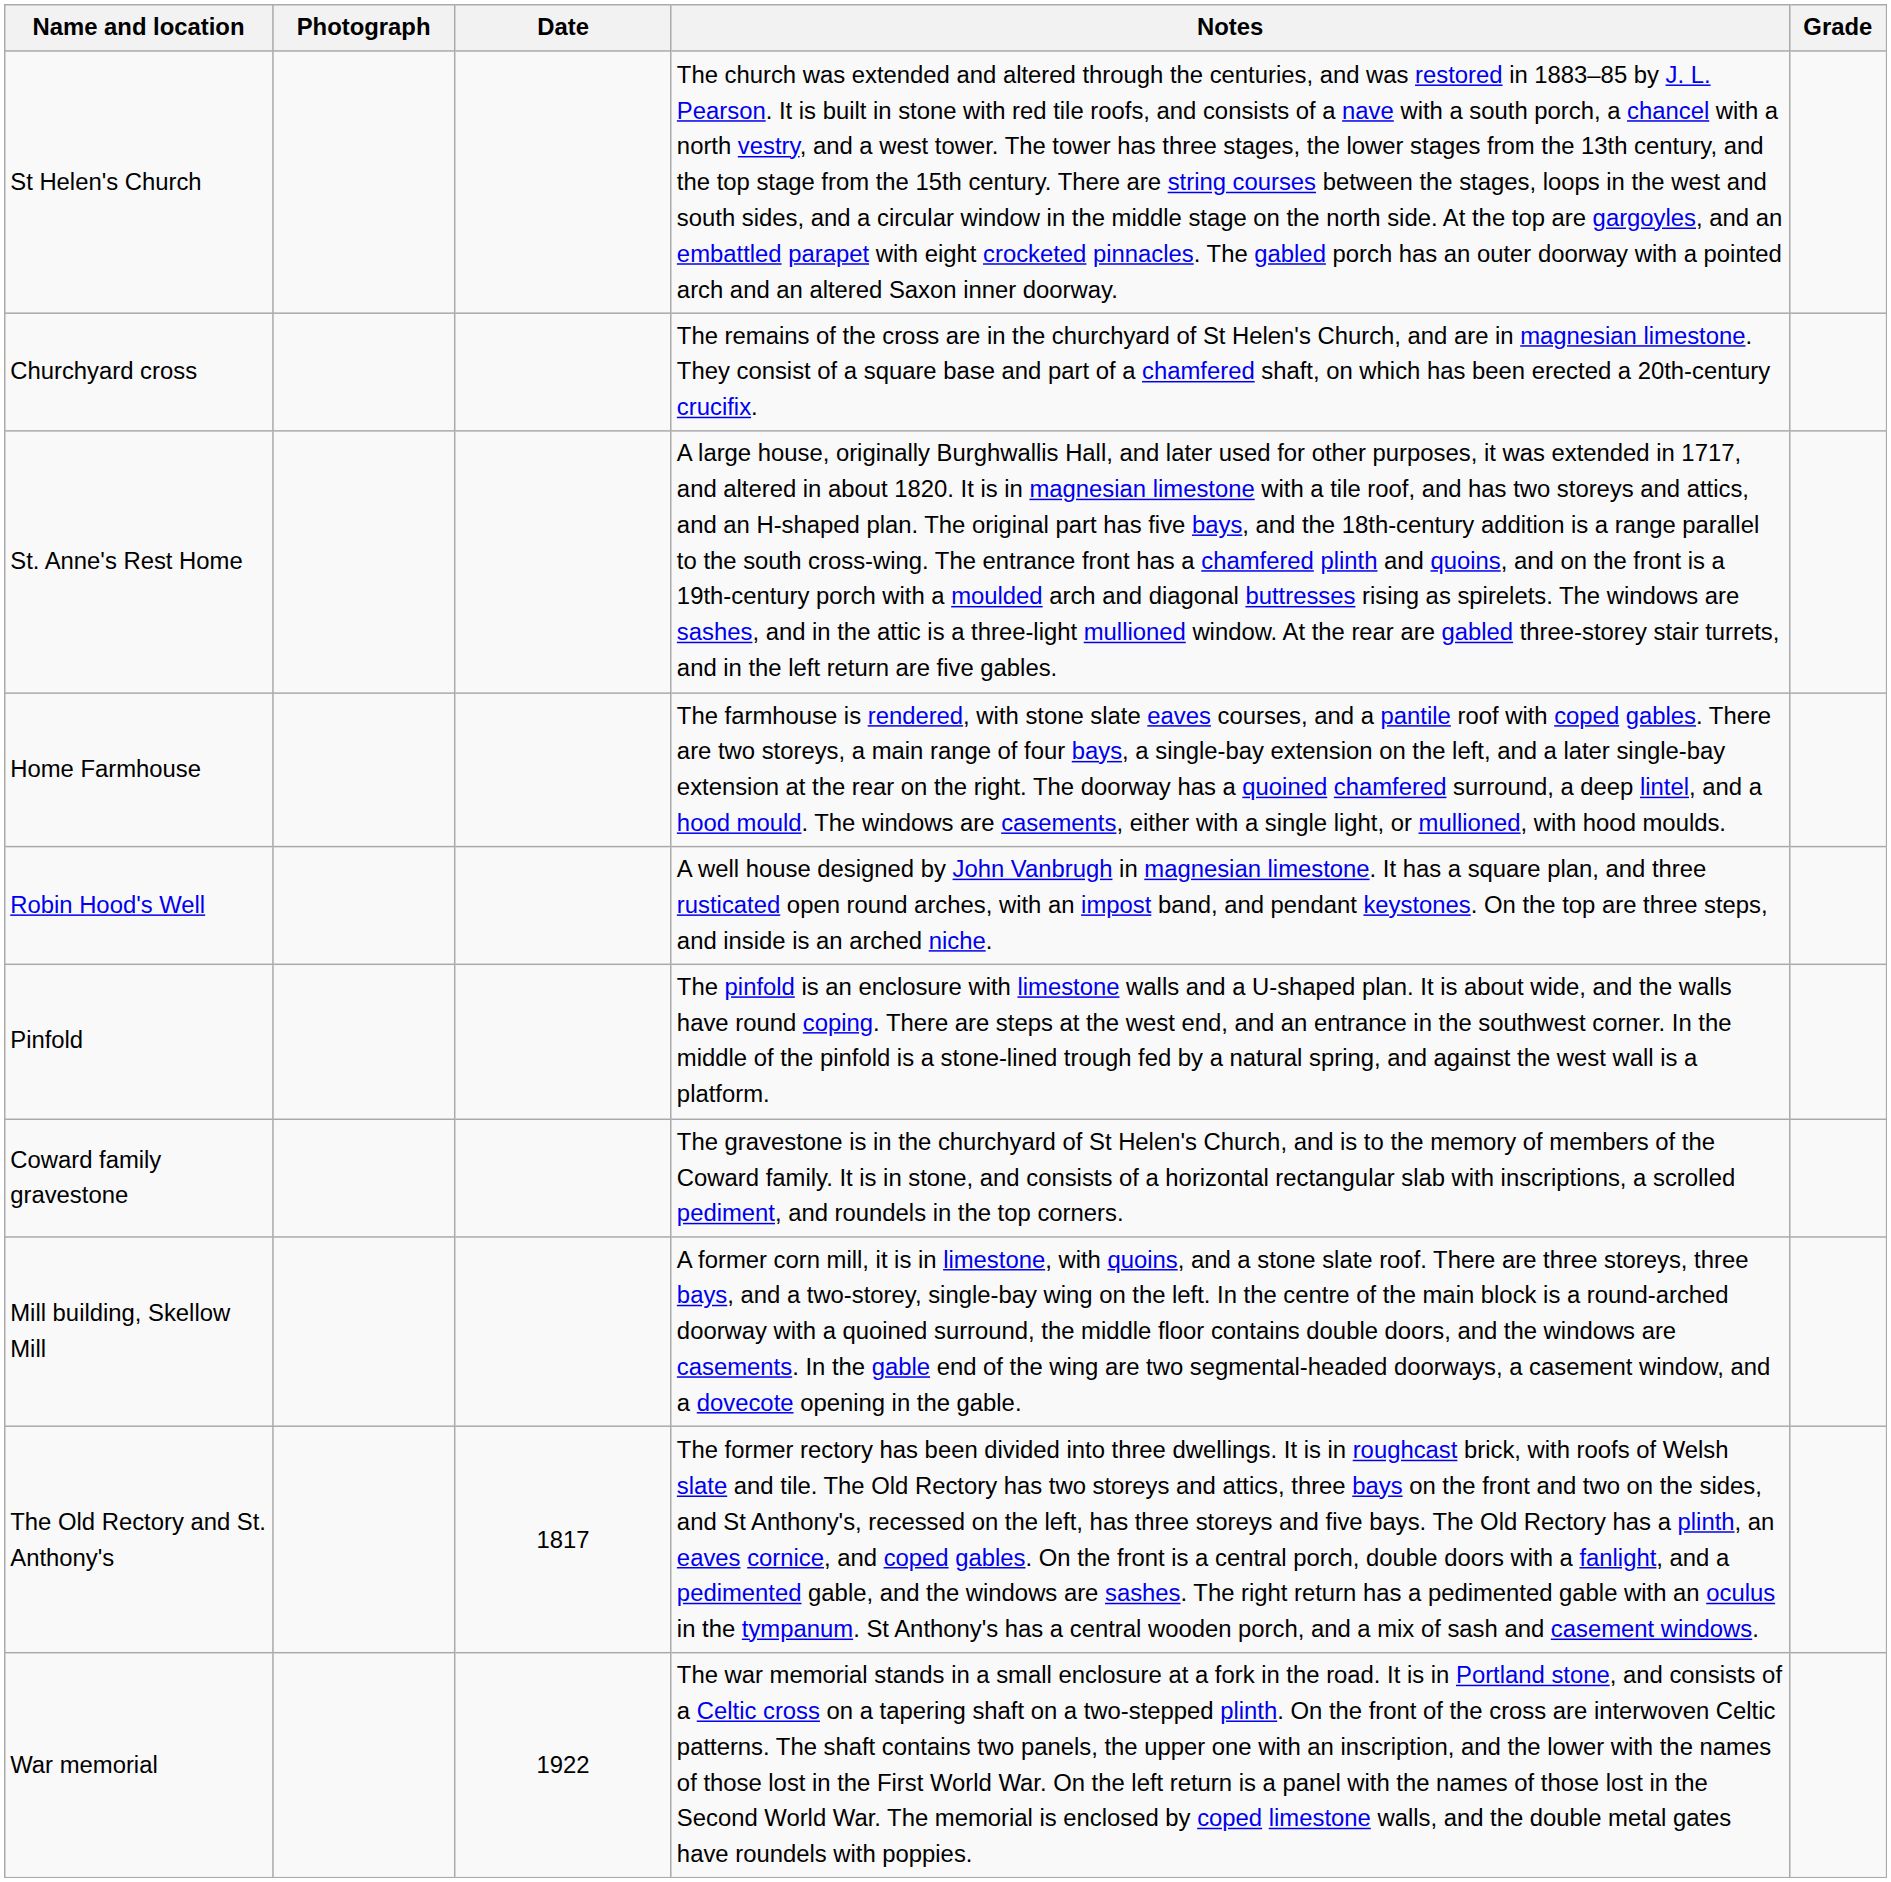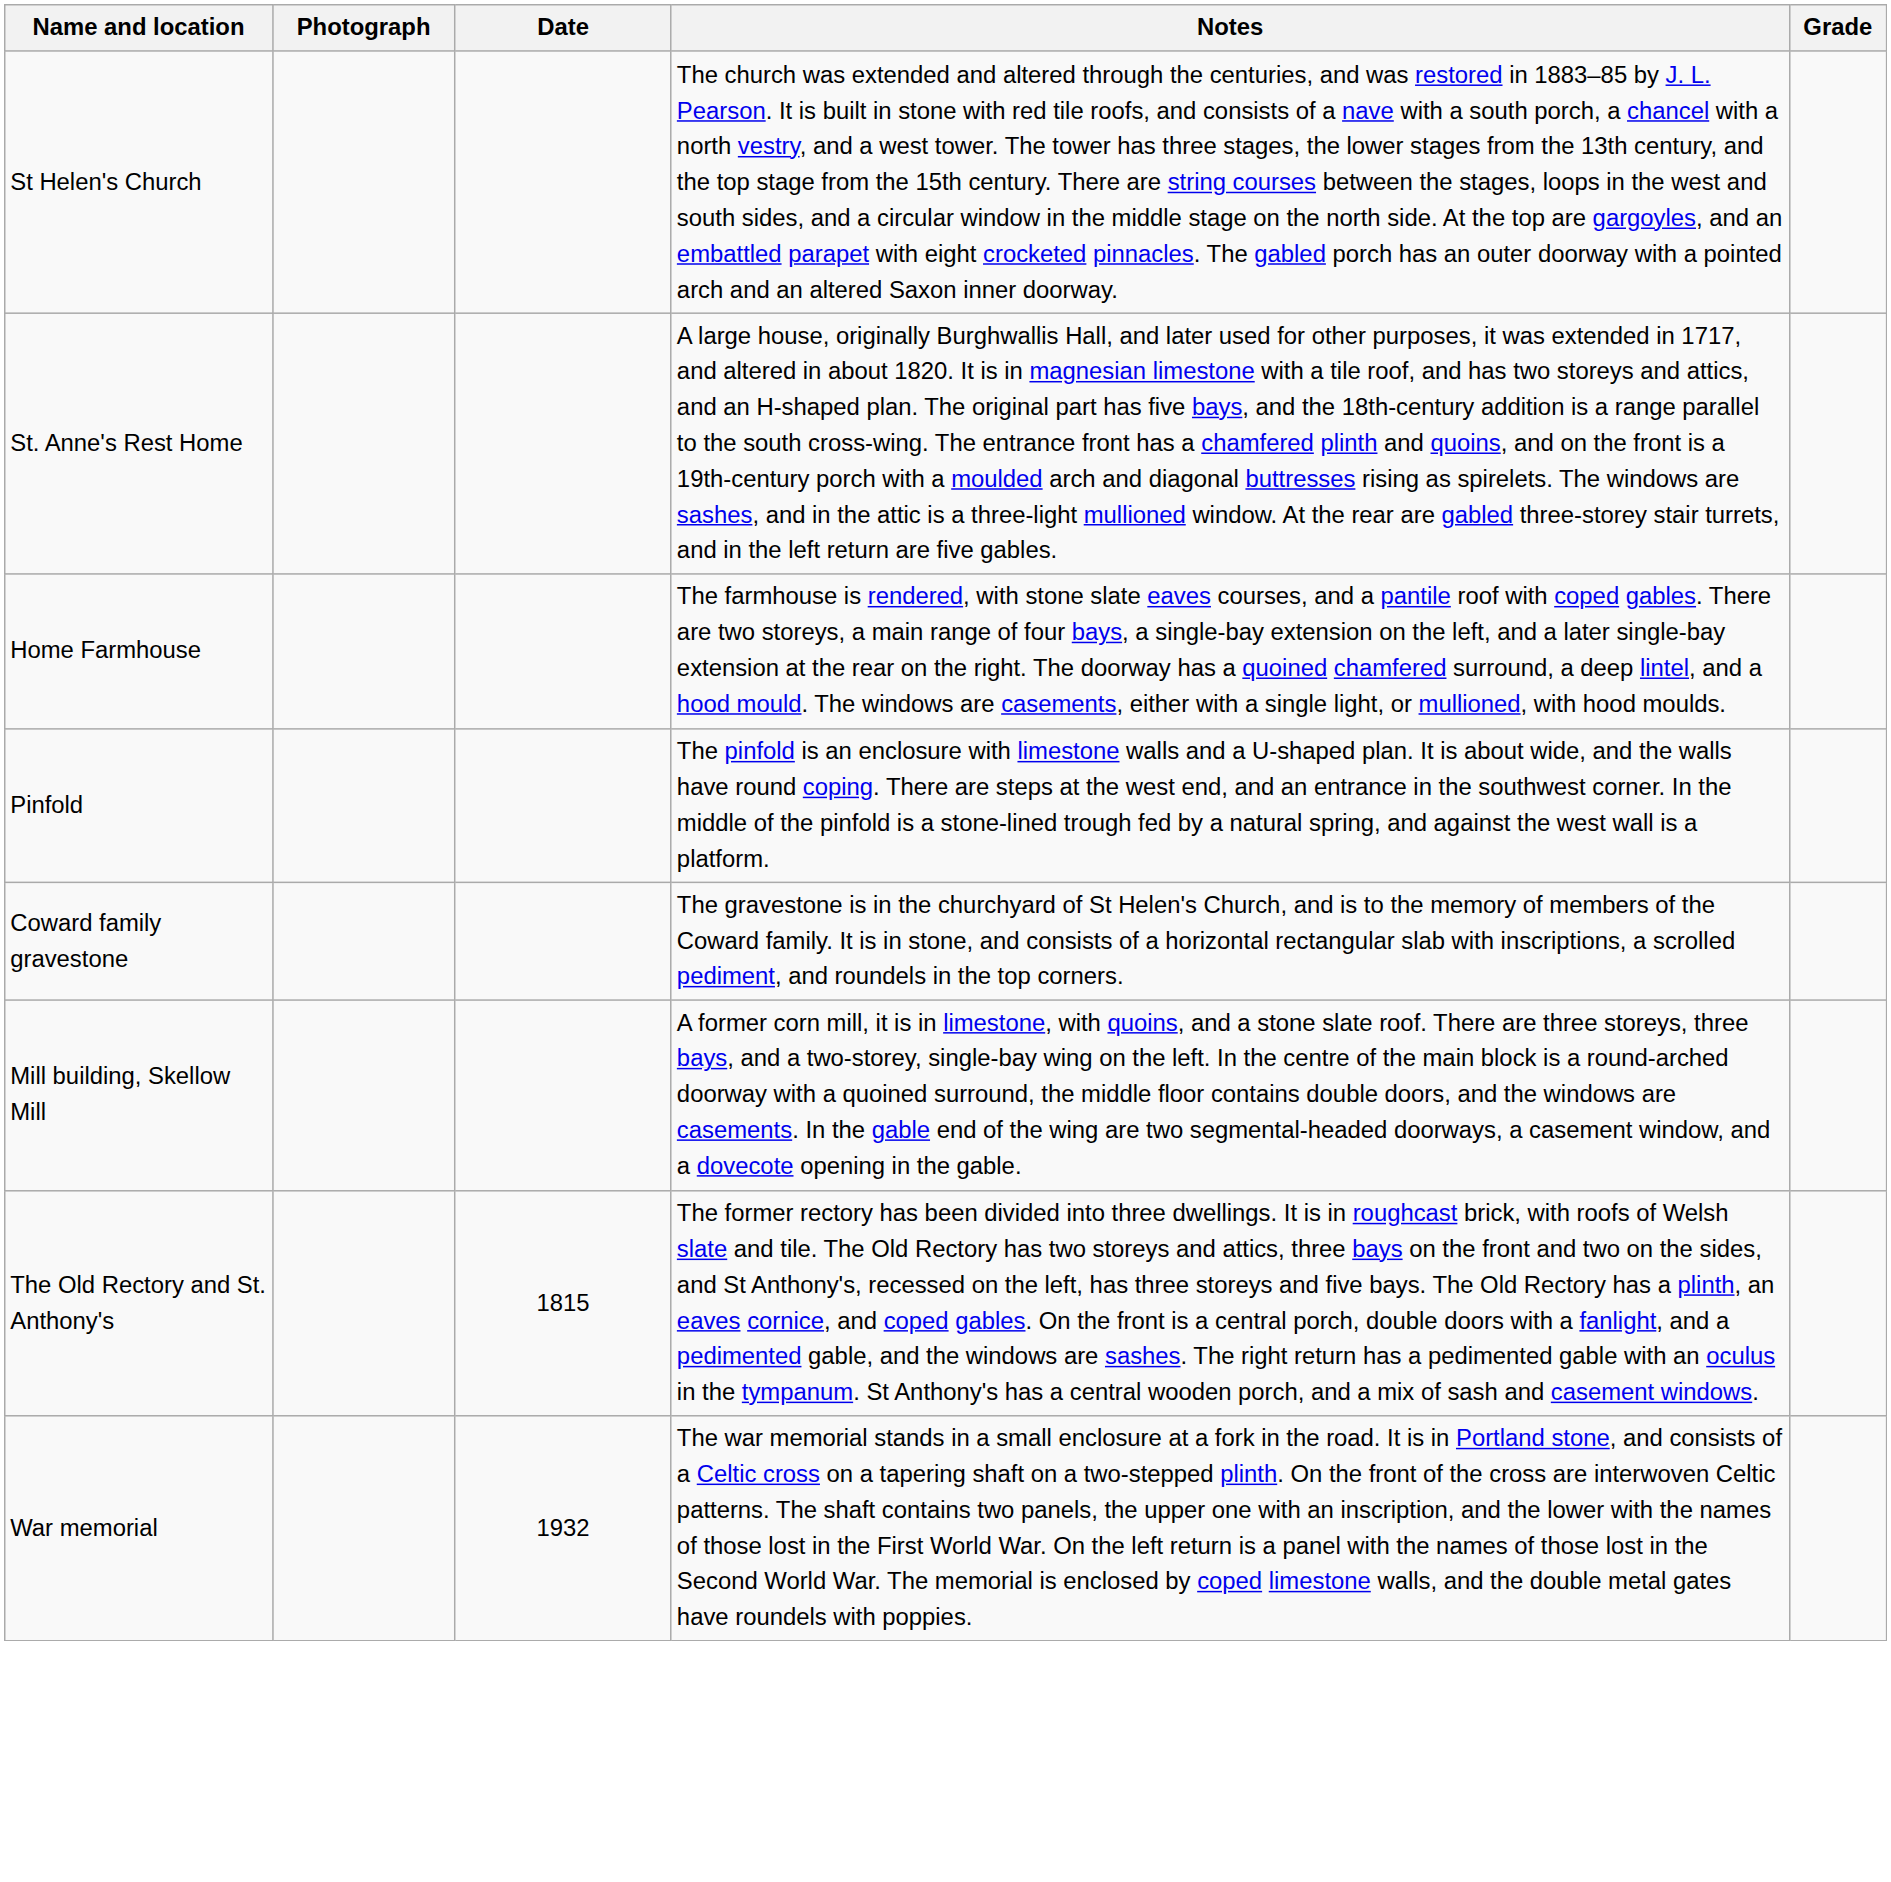- row: (104, 371)
- row: (108, 905)
(563, 1539) 1817 -> (563, 1302) 1815
(563, 1764) 1922 -> (563, 1528) 1932
